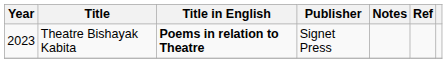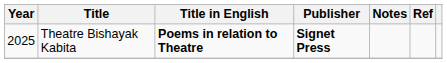(21, 41) 2023 -> (21, 41) 2025
(317, 41) normal -> (316, 41) bold
